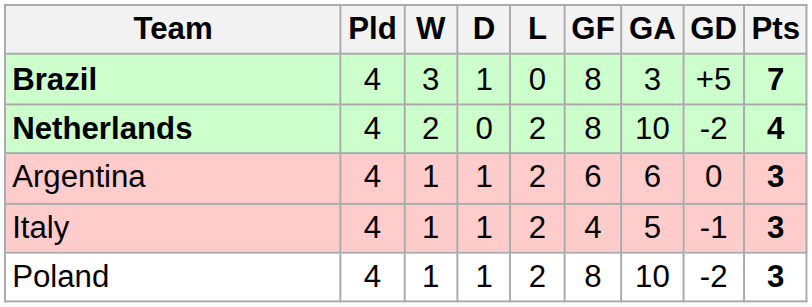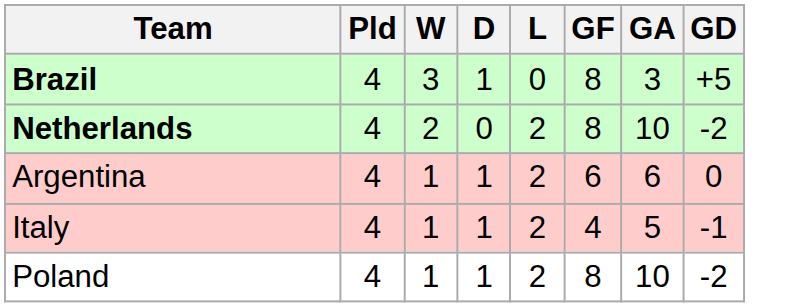- column: (776, 29)
